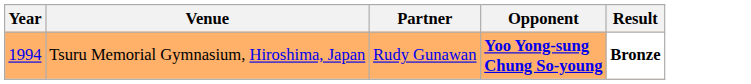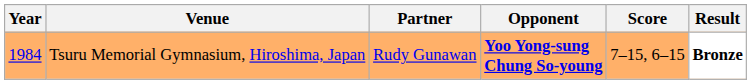+ column: (647, 18)
(25, 55) 1994 -> (25, 55) 1984
